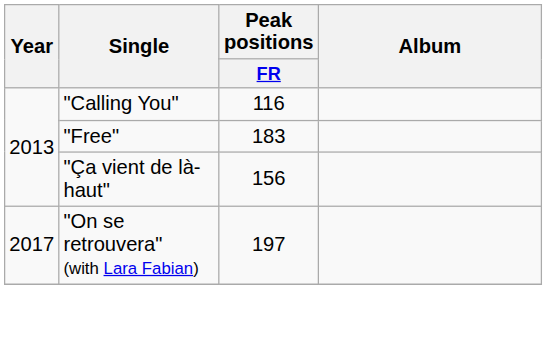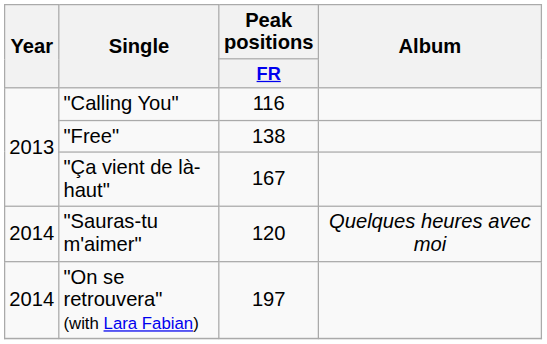(269, 135) 183 -> (269, 135) 138
(269, 179) 156 -> (269, 179) 167
+ row: (111, 233)
(32, 245) 2017 -> (32, 299) 2014
